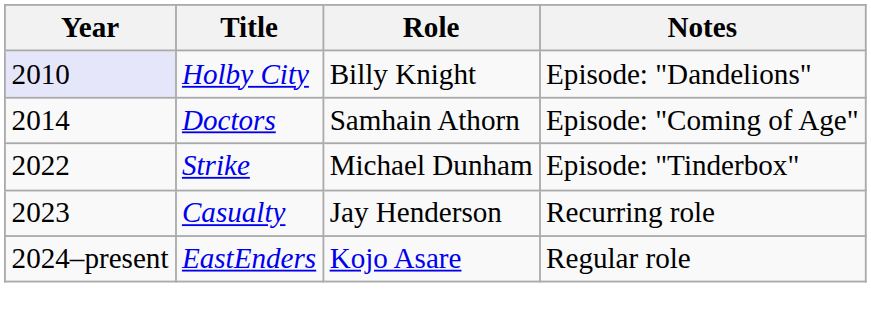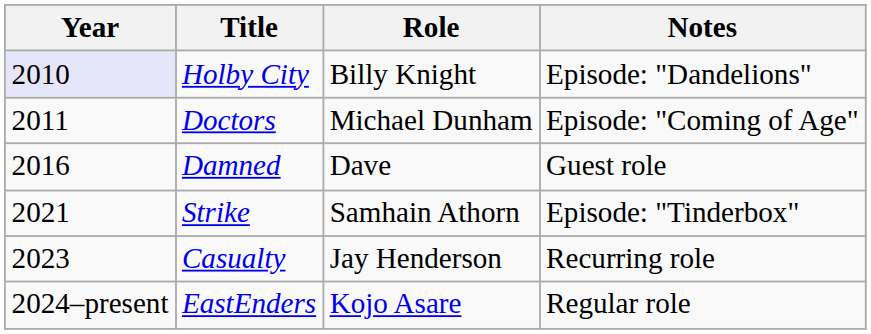(41, 119) 2014 -> (40, 119) 2011
(425, 119) Samhain Athorn -> (431, 119) Michael Dunham
+ row: (231, 166)
(41, 166) 2022 -> (41, 212) 2021
(431, 166) Michael Dunham -> (425, 212) Samhain Athorn
